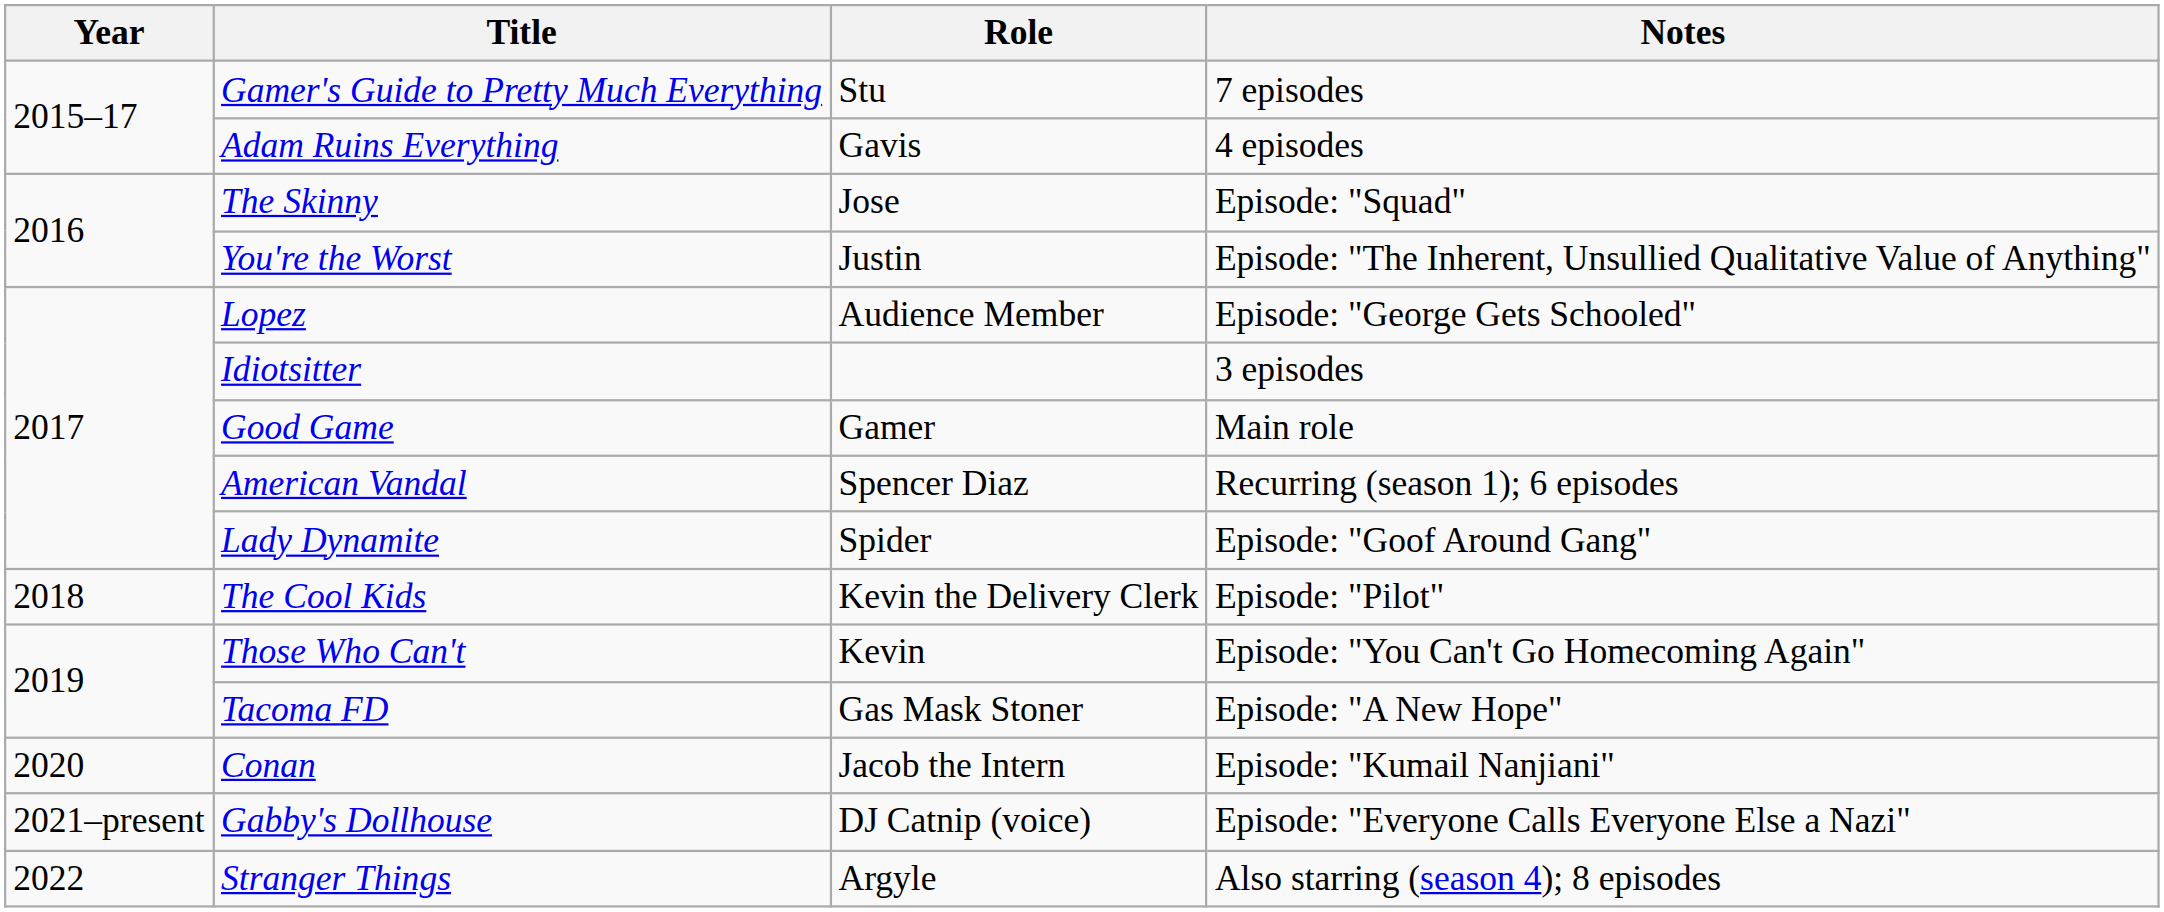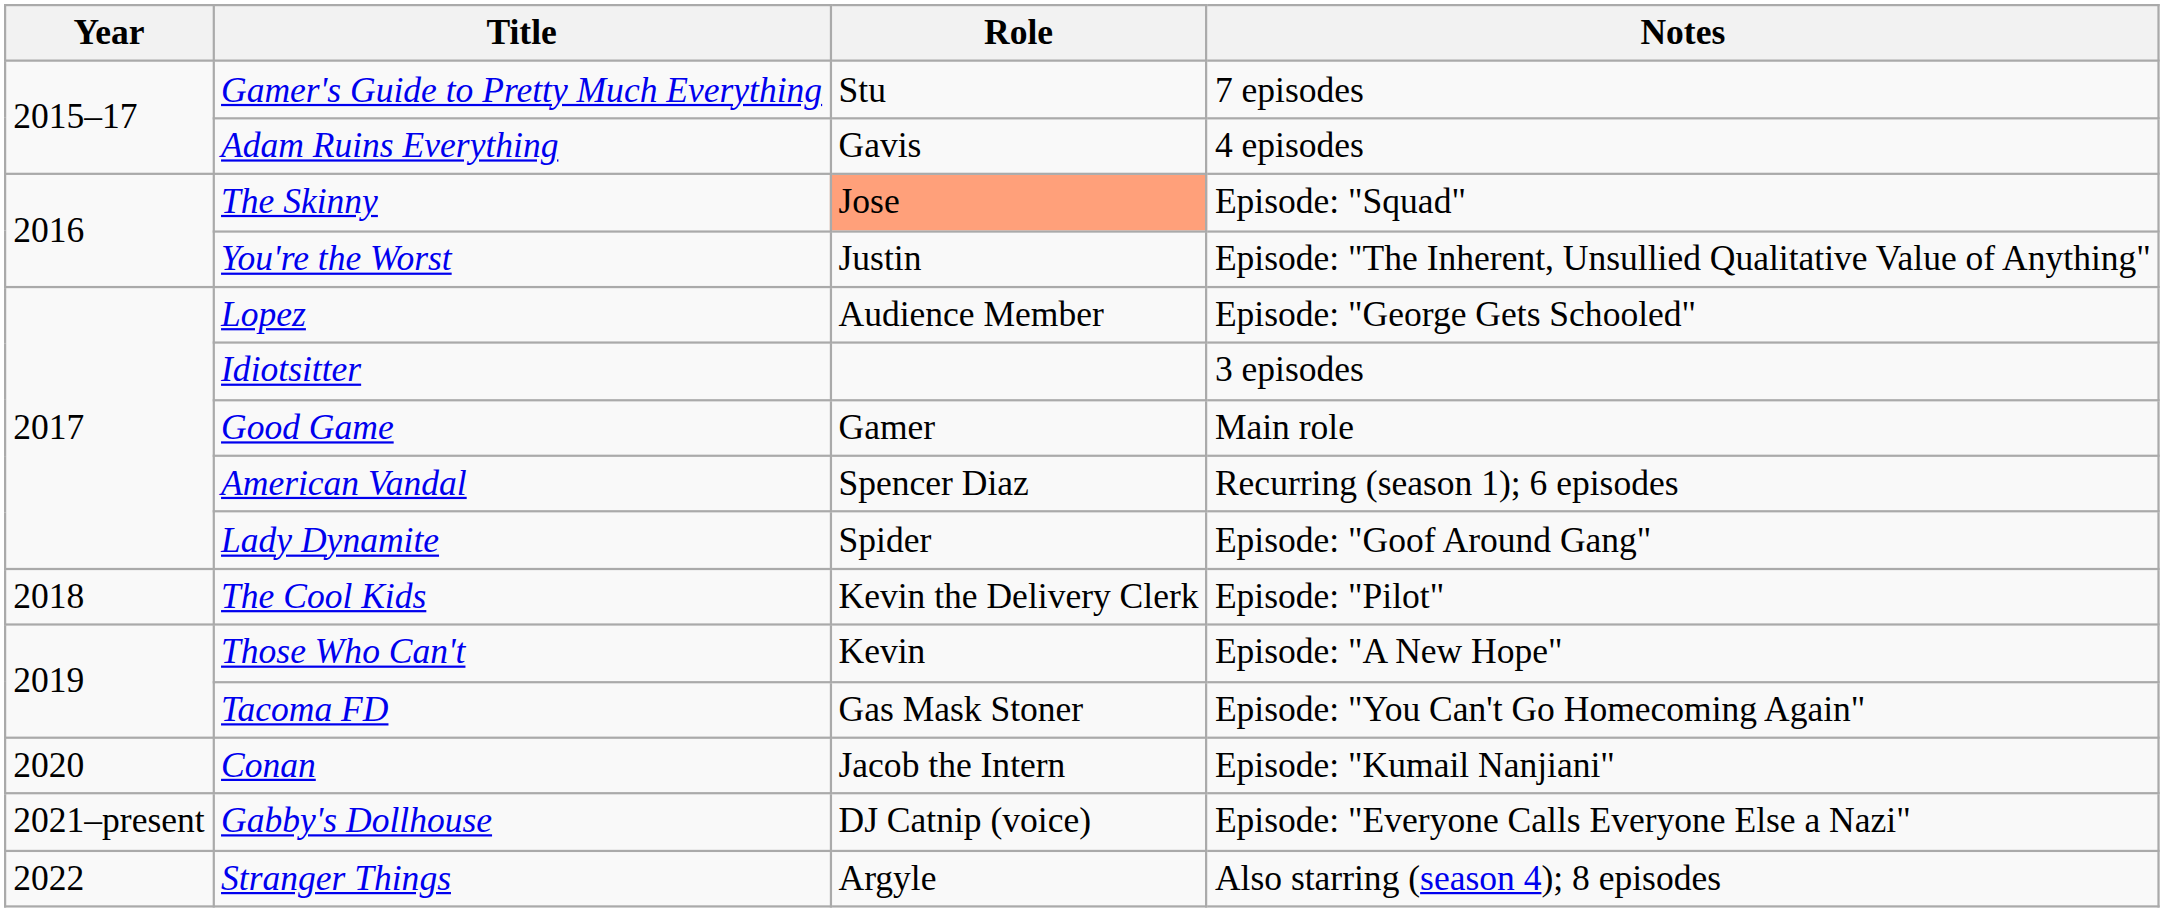(869, 201) no background -> (869, 201) lightsalmon background
(1540, 652) Episode: "You Can't Go Homecoming Again" -> (1389, 652) Episode: "A New Hope"
(1389, 708) Episode: "A New Hope" -> (1540, 708) Episode: "You Can't Go Homecoming Again"
